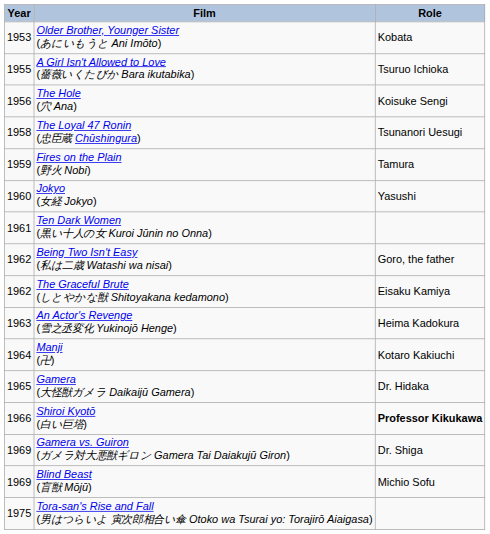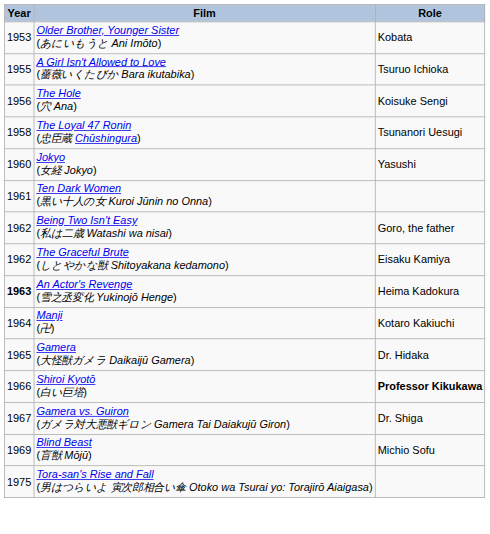- row: (79, 164)
(19, 323) normal -> (19, 292) bold
(19, 450) 1969 -> (19, 419) 1967
